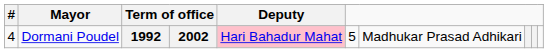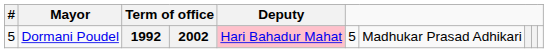(11, 36) 4 -> (11, 36) 5
